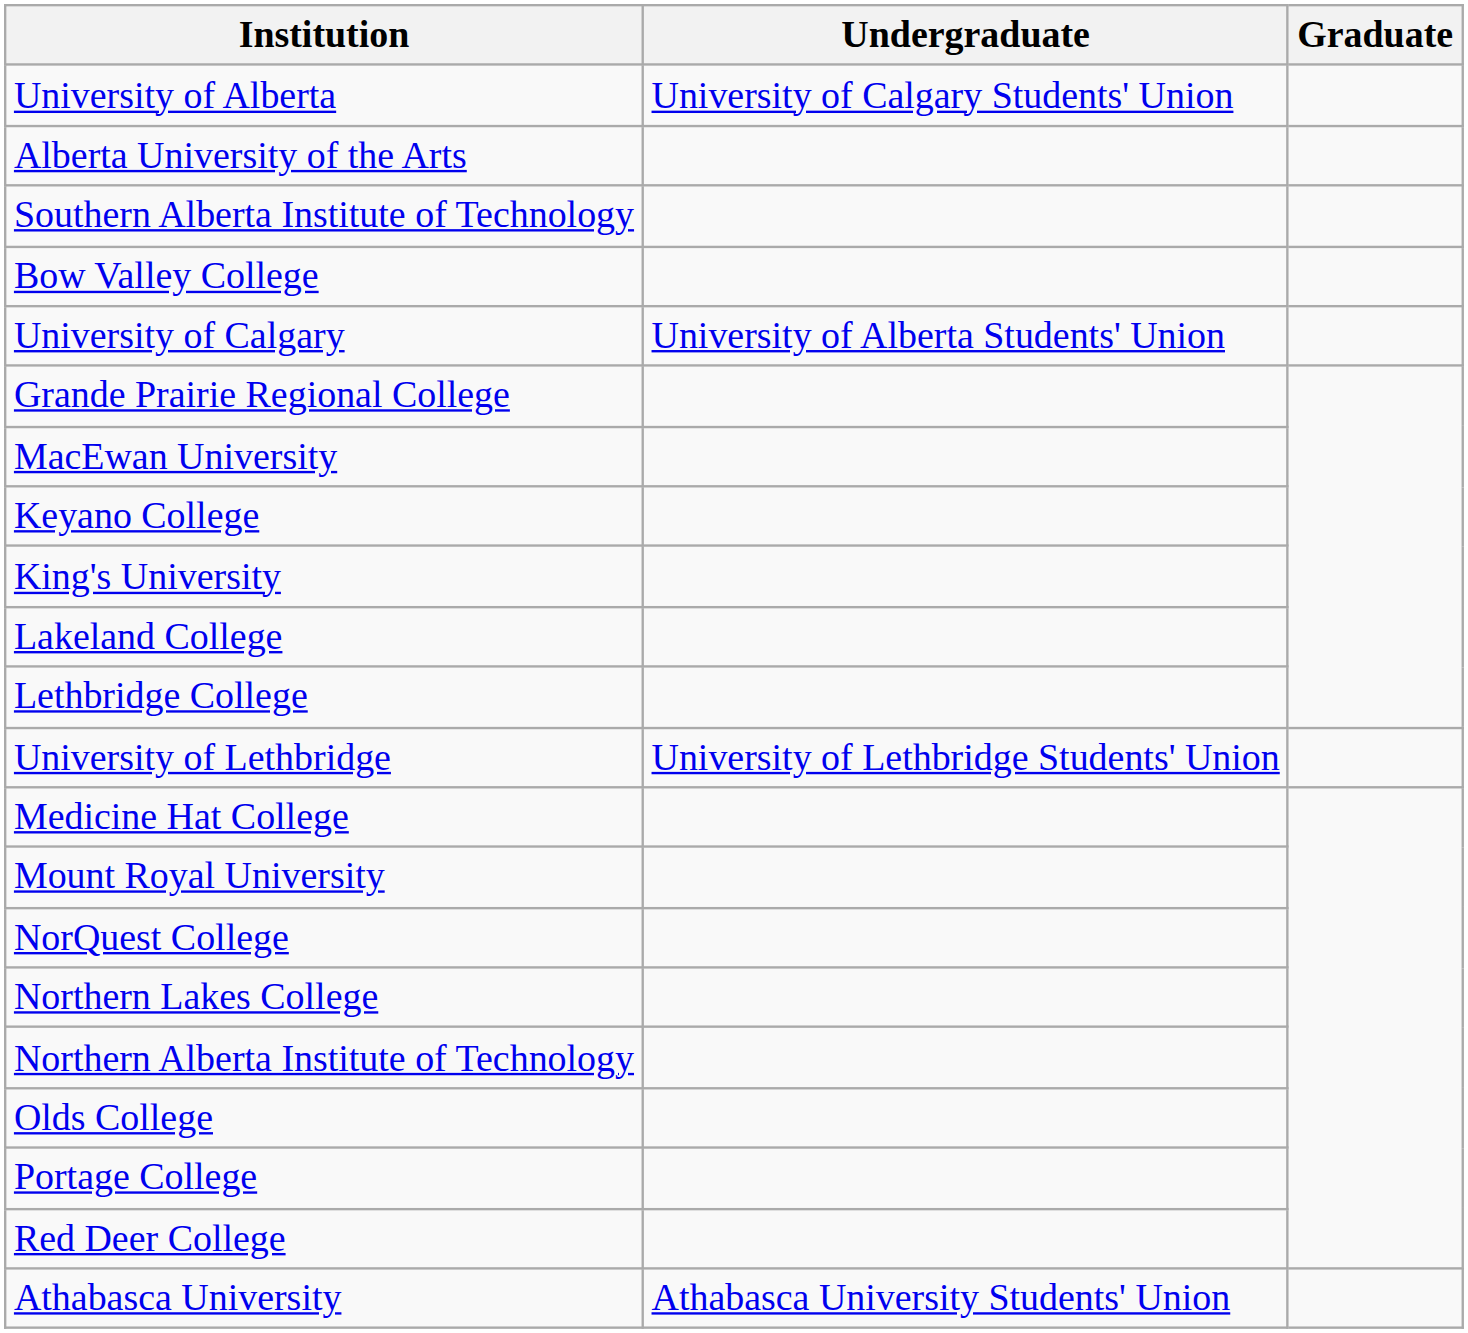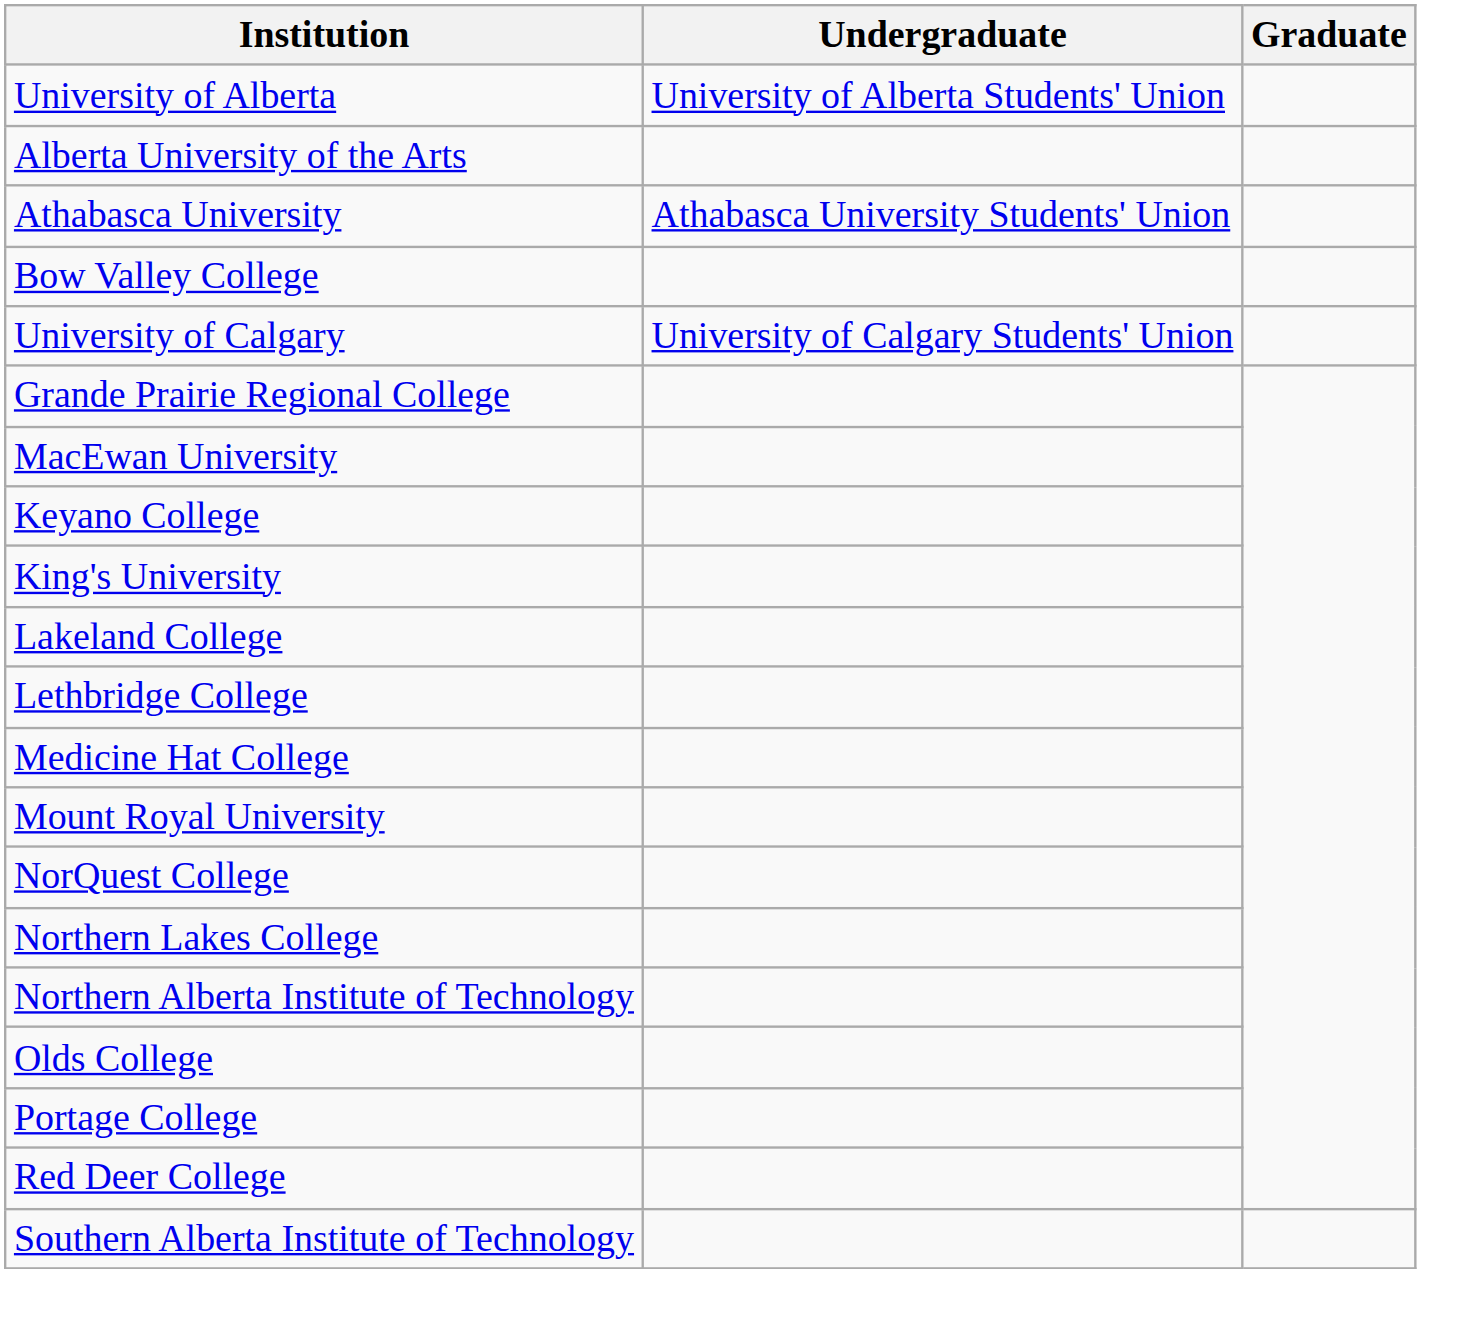(942, 94) University of Calgary Students' Union -> (938, 94) University of Alberta Students' Union
rows swapped: (178, 1297) <-> (324, 214)
(938, 335) University of Alberta Students' Union -> (942, 335) University of Calgary Students' Union
- row: (202, 756)
